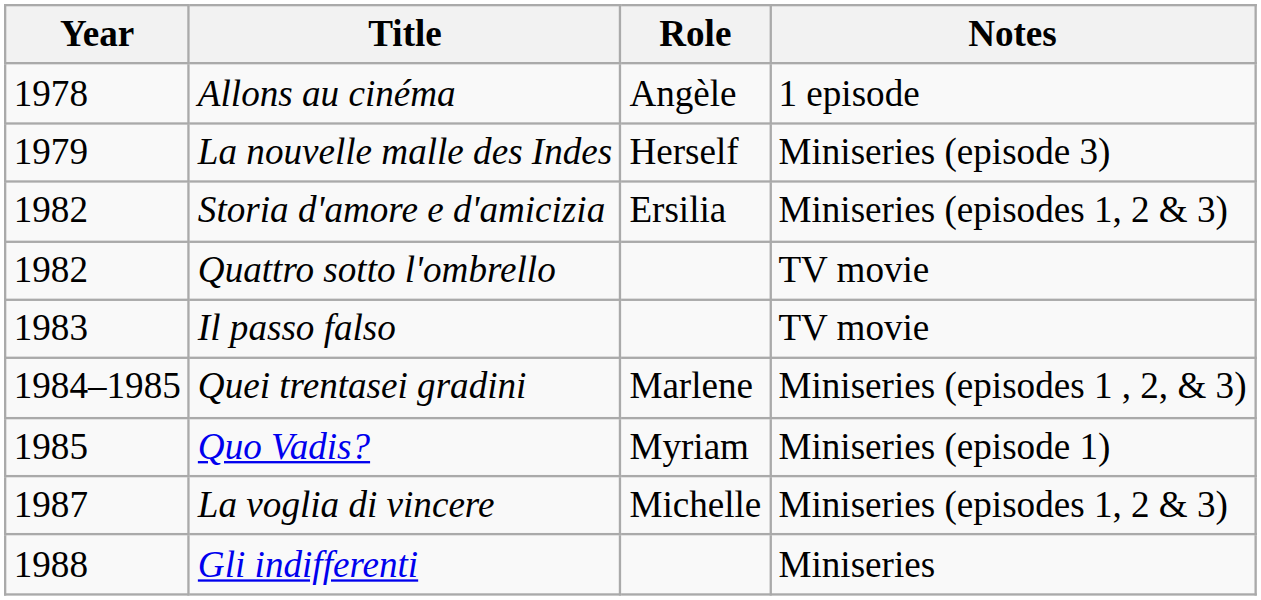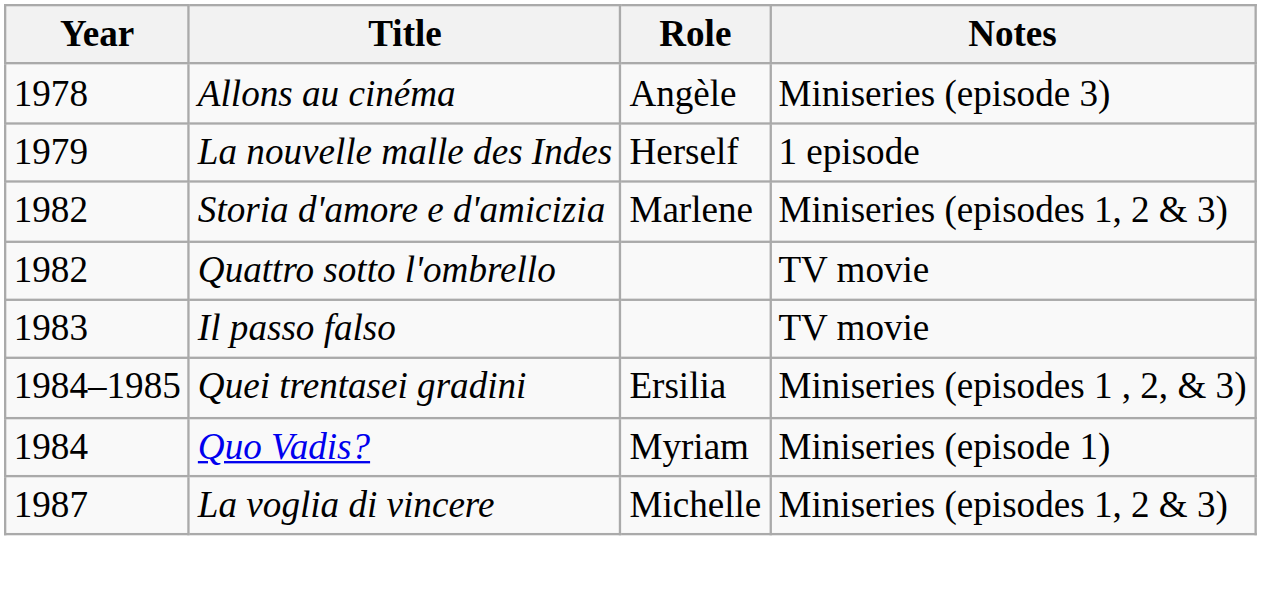(849, 92) 1 episode -> (944, 92) Miniseries (episode 3)
(944, 151) Miniseries (episode 3) -> (849, 151) 1 episode
(678, 210) Ersilia -> (691, 210) Marlene
(691, 387) Marlene -> (678, 387) Ersilia
(51, 446) 1985 -> (51, 446) 1984
- row: (308, 563)
